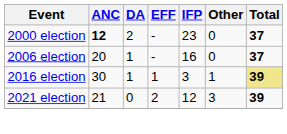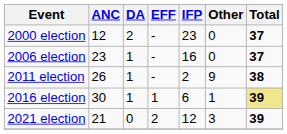(99, 35) bold -> (99, 35) normal
(99, 56) 20 -> (99, 56) 23
+ row: (46, 77)
(185, 77) 3 -> (185, 98) 6
